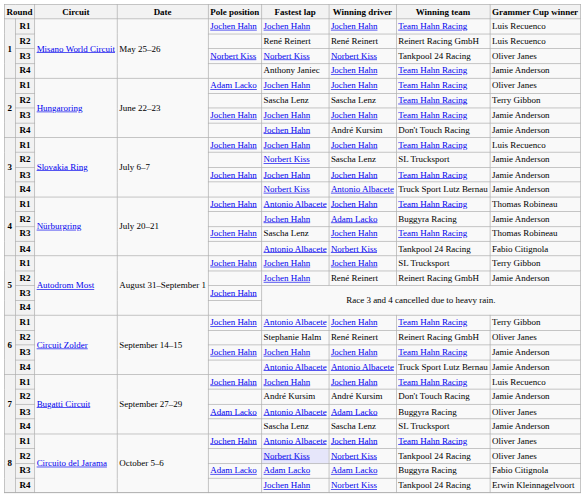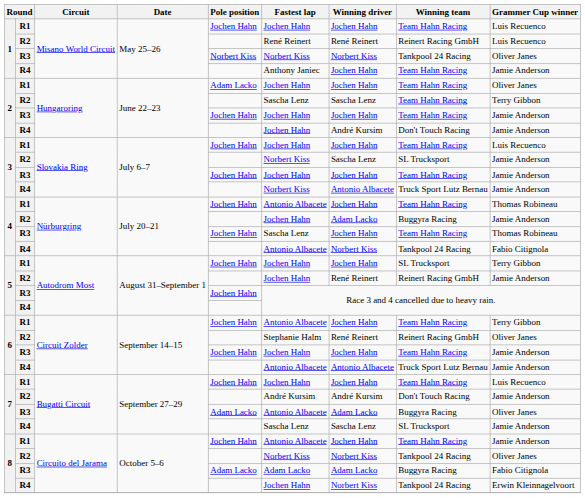(514, 440) Oliver Janes -> (521, 440) Jamie Anderson
(287, 455) lavender background -> (287, 455) no background
